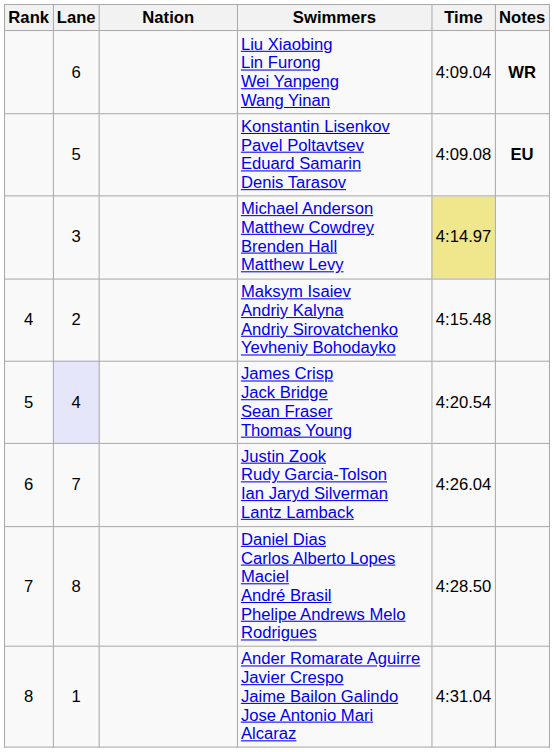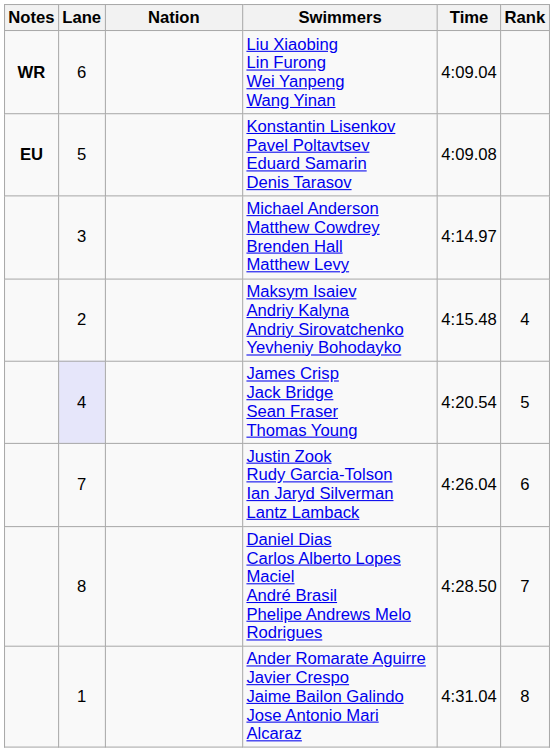columns swapped: (29, 17) <-> (522, 17)
(464, 237) khaki background -> (469, 237) no background
